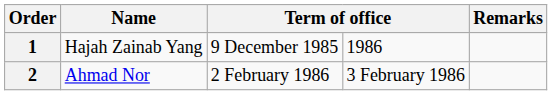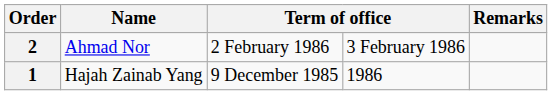rows swapped: (33, 47) <-> (33, 75)
